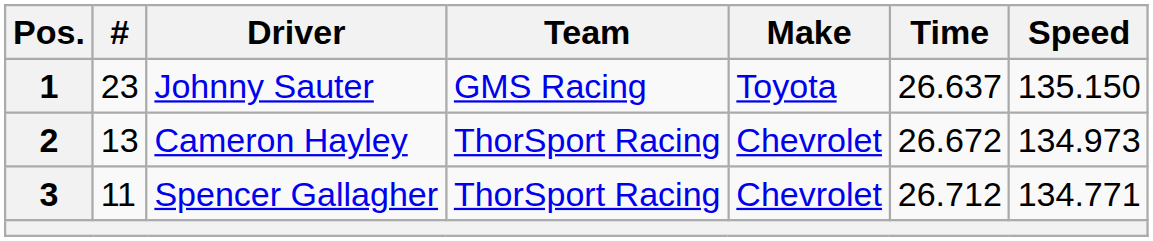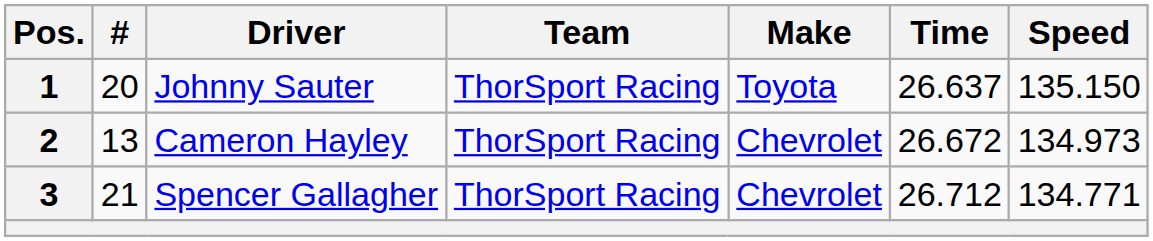(120, 86) 23 -> (120, 86) 20
(550, 86) GMS Racing -> (587, 86) ThorSport Racing
(118, 194) 11 -> (120, 194) 21
